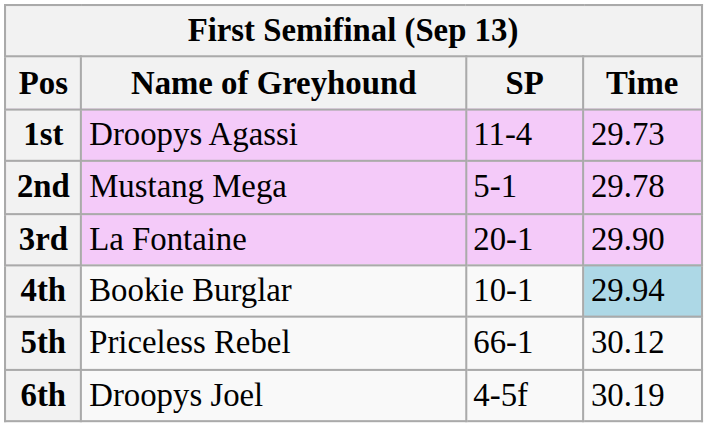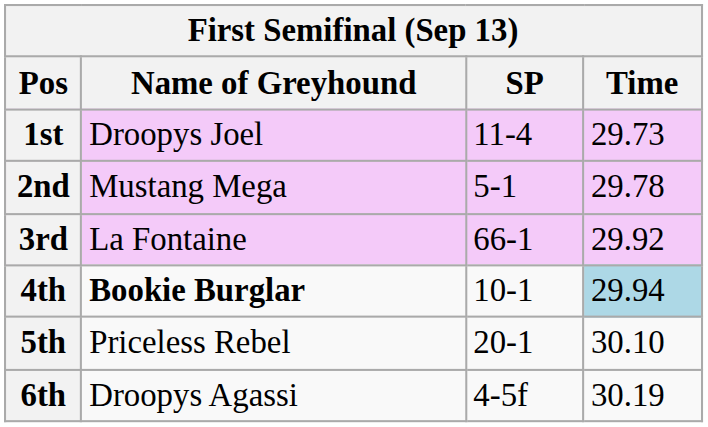(194, 134) Droopys Agassi -> (176, 134) Droopys Joel
(503, 238) 20-1 -> (503, 238) 66-1
(628, 238) 29.90 -> (628, 238) 29.92
(190, 290) normal -> (197, 290) bold
(503, 342) 66-1 -> (503, 342) 20-1
(628, 342) 30.12 -> (628, 342) 30.10
(176, 394) Droopys Joel -> (194, 394) Droopys Agassi
